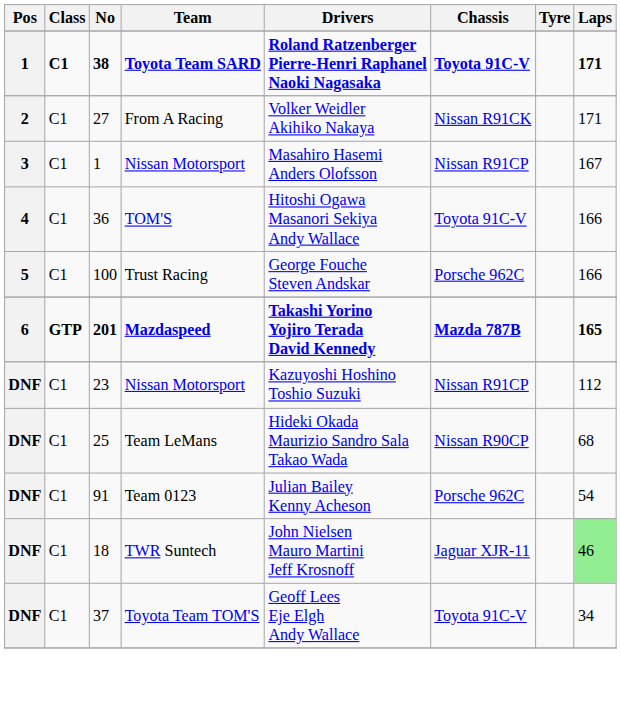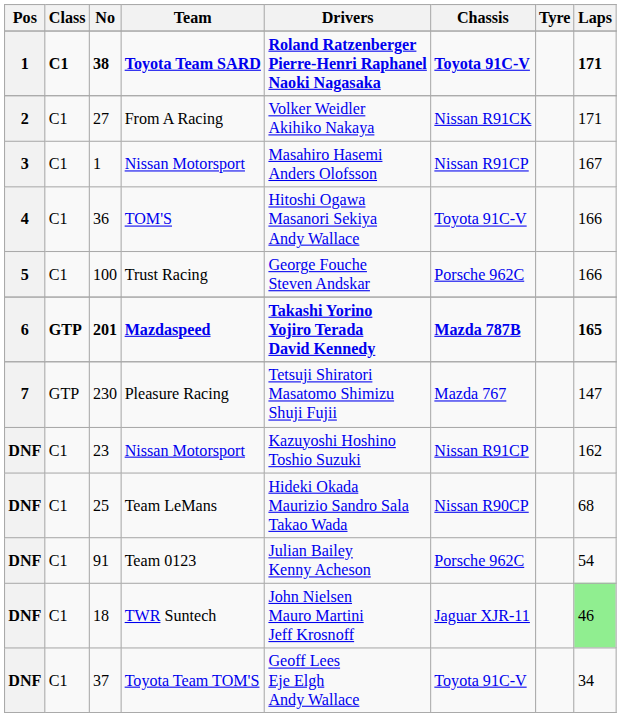+ row: (105, 394)
(590, 385) 112 -> (590, 449) 162
